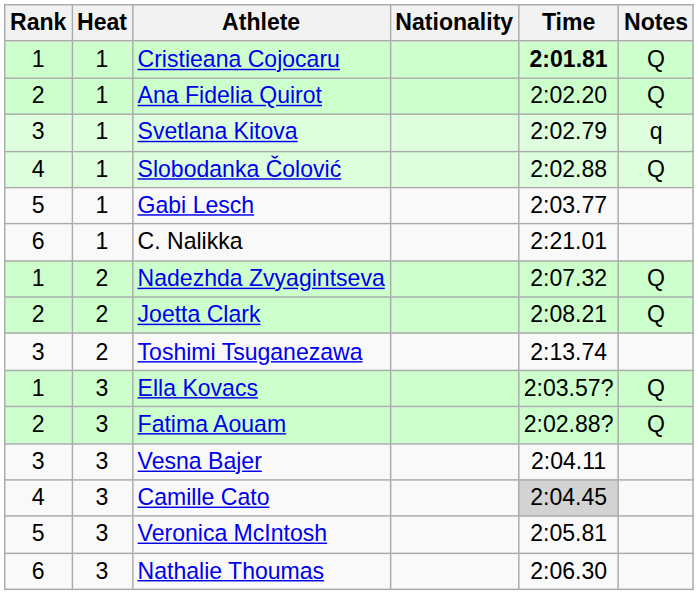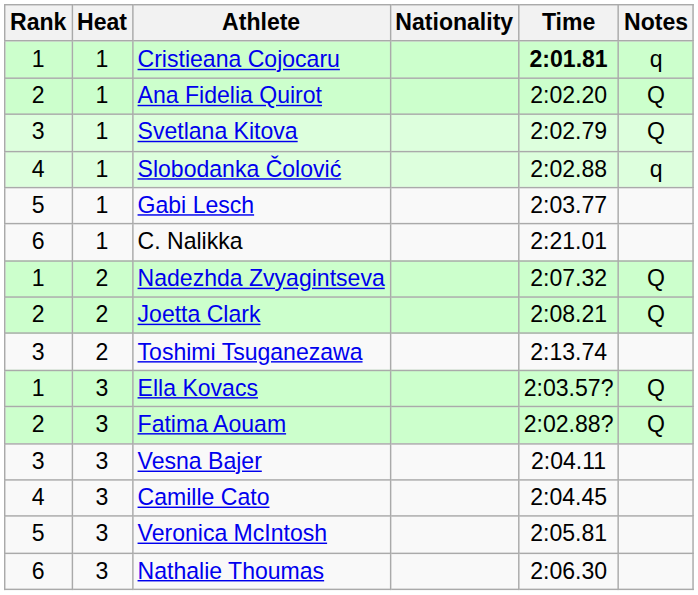(656, 59) Q -> (656, 59) q
(656, 132) q -> (656, 132) Q
(656, 168) Q -> (656, 168) q
(569, 497) lightgrey background -> (569, 497) no background
